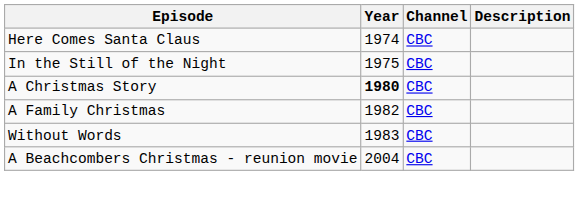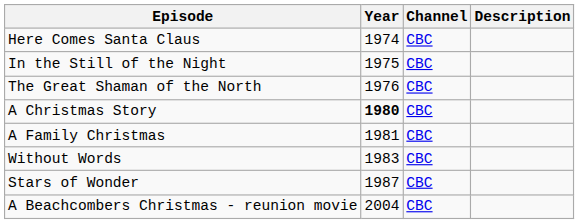+ row: (135, 88)
(382, 111) 1982 -> (382, 135) 1981
+ row: (74, 183)
